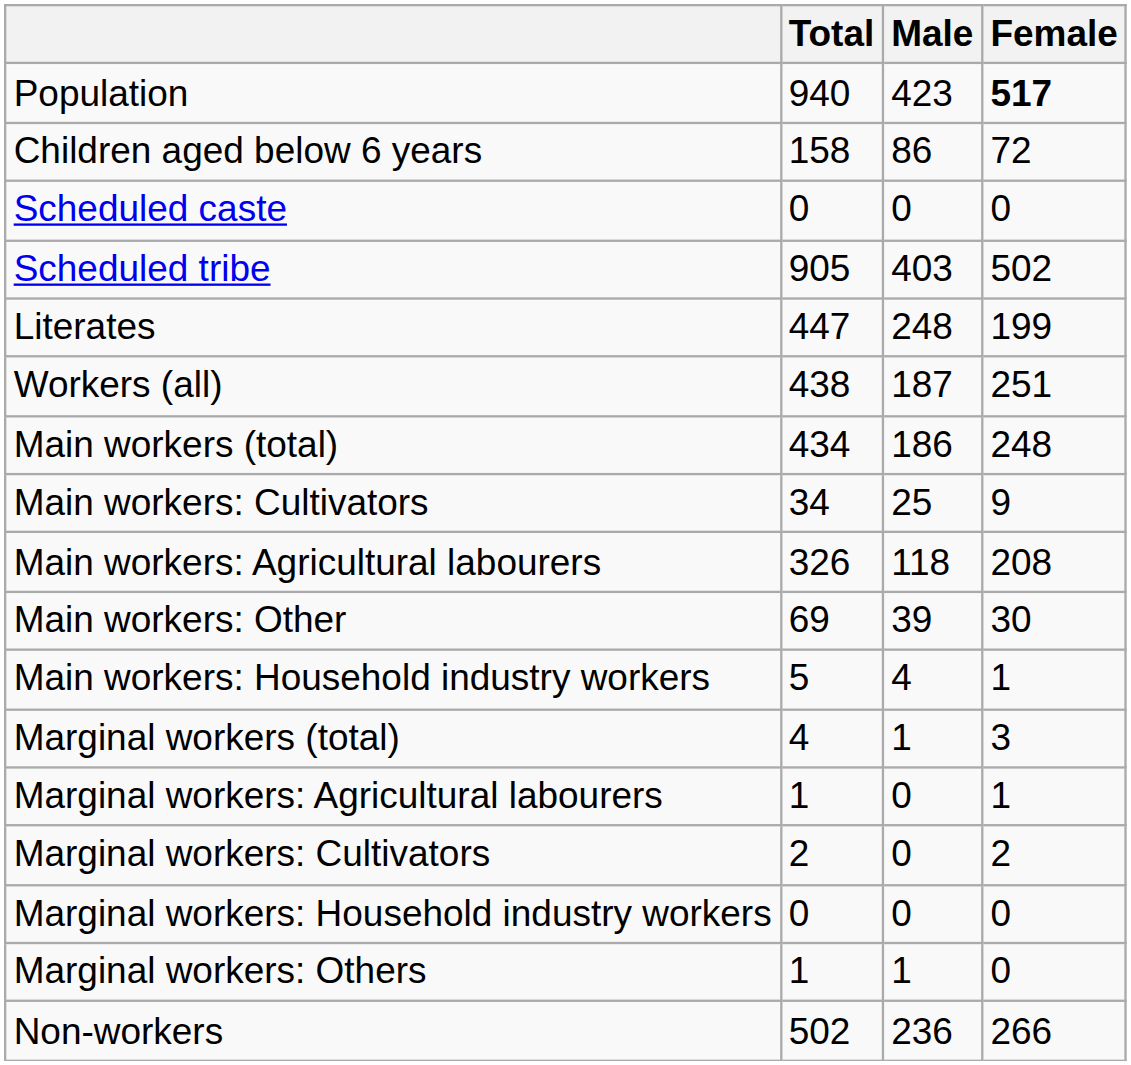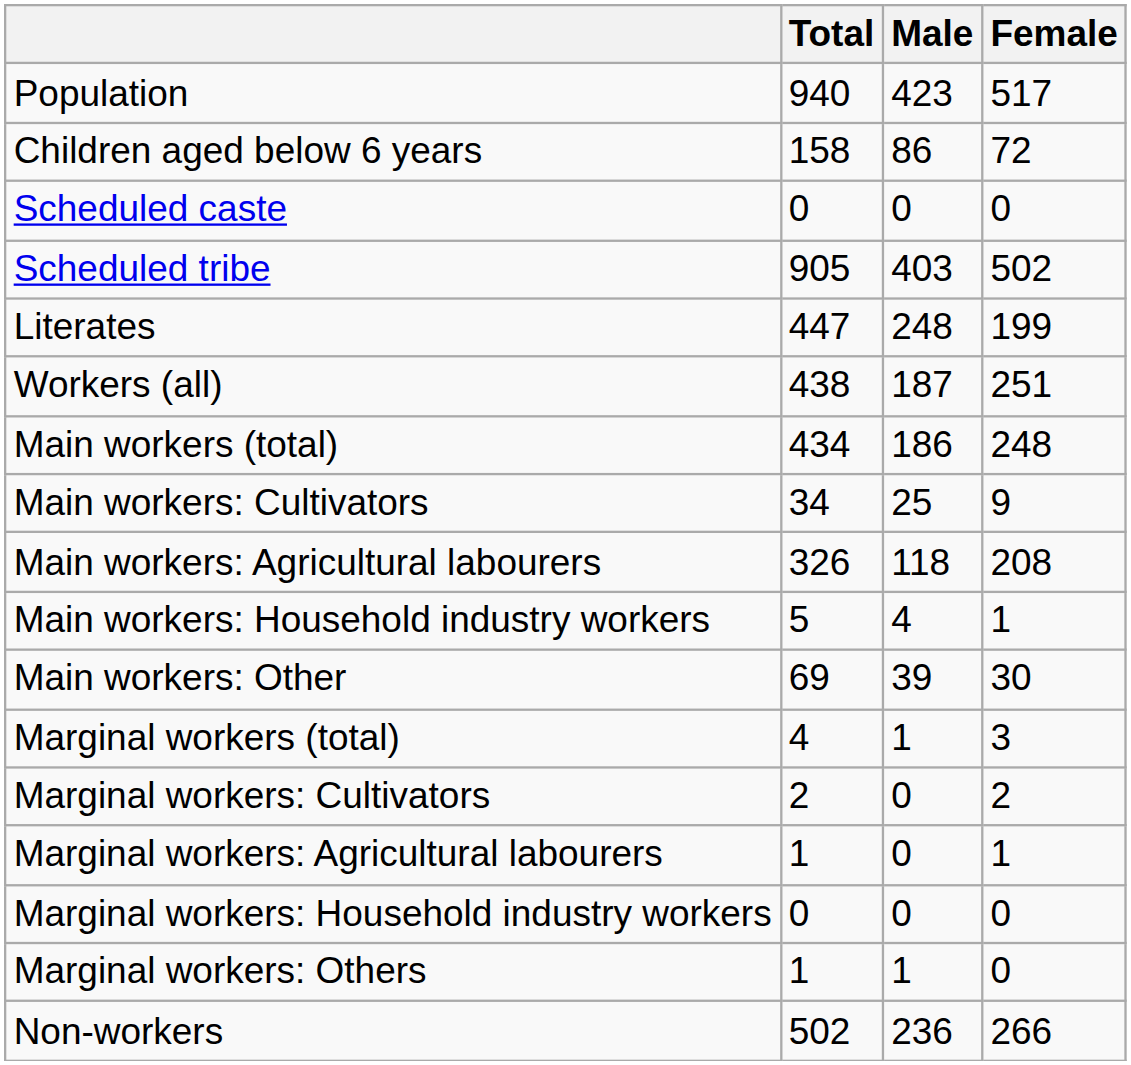(1021, 92) bold -> (1021, 92) normal
rows swapped: (362, 678) <-> (180, 619)
rows swapped: (252, 854) <-> (338, 795)
